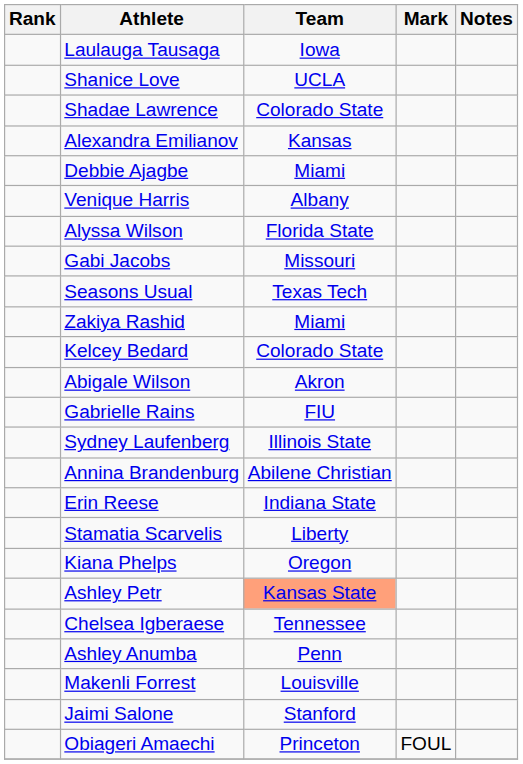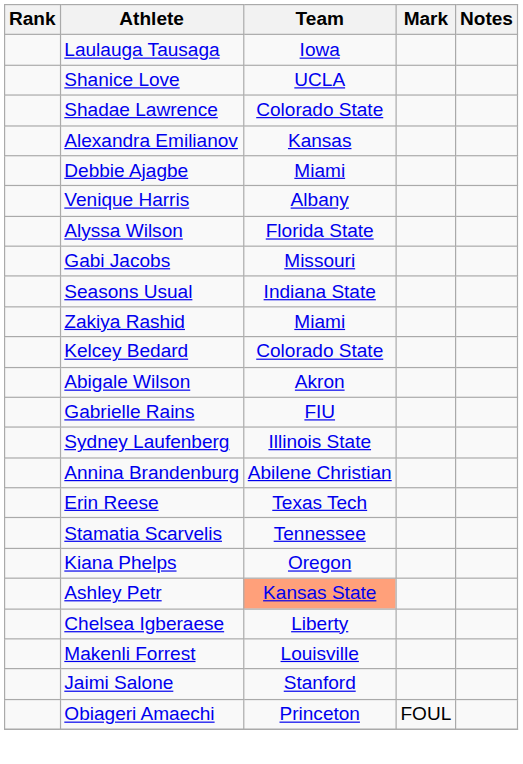(320, 291) Texas Tech -> (320, 291) Indiana State
(320, 502) Indiana State -> (320, 502) Texas Tech
(320, 532) Liberty -> (320, 532) Tennessee
(320, 623) Tennessee -> (320, 623) Liberty
- row: (130, 653)
